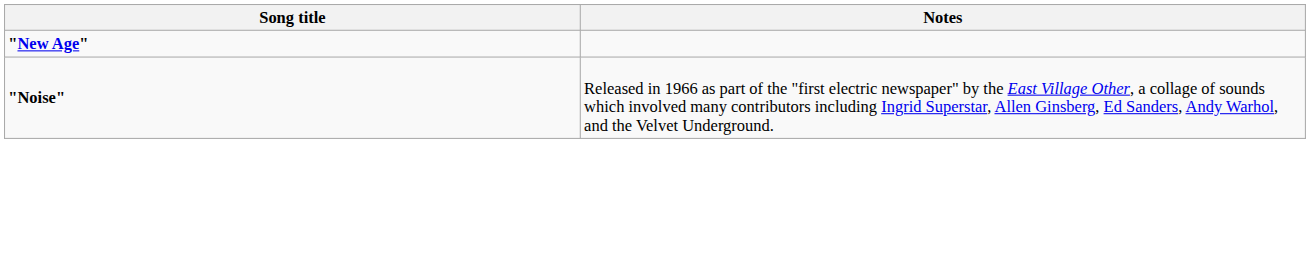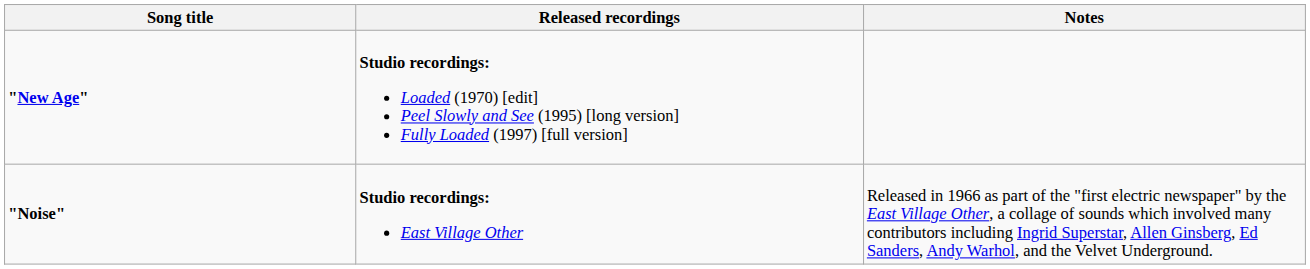+ column: (609, 17)
